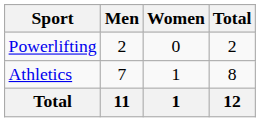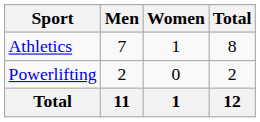rows swapped: (40, 74) <-> (53, 46)
